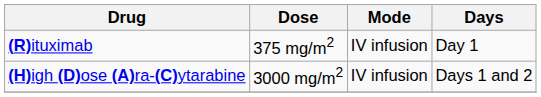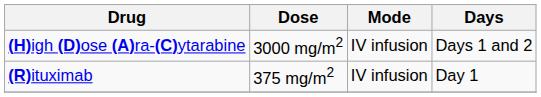rows swapped: (50, 45) <-> (127, 76)
